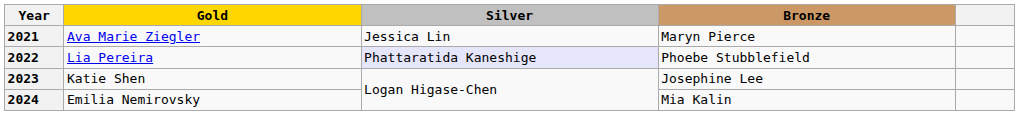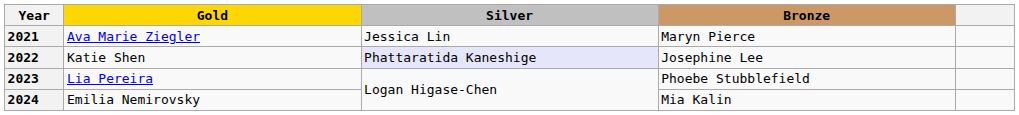(110, 57) Lia Pereira -> (106, 57) Katie Shen
(736, 57) Phoebe Stubblefield -> (712, 57) Josephine Lee
(106, 79) Katie Shen -> (110, 79) Lia Pereira
(712, 79) Josephine Lee -> (736, 79) Phoebe Stubblefield
